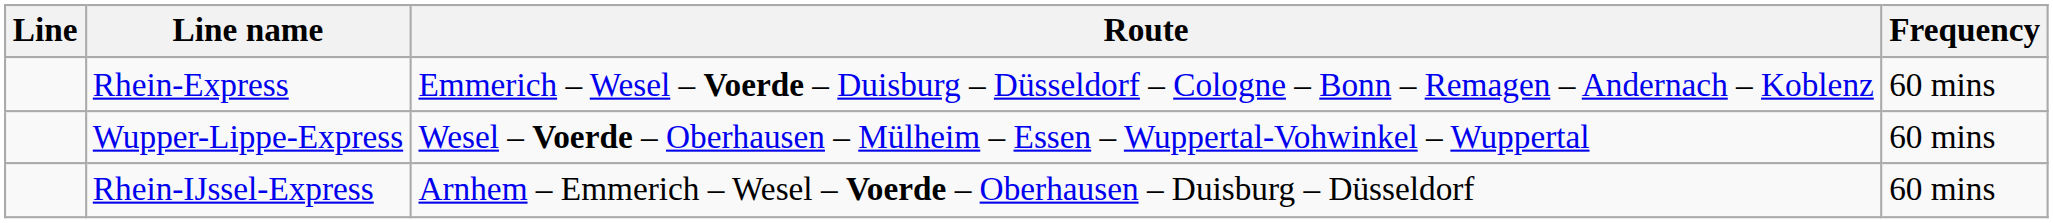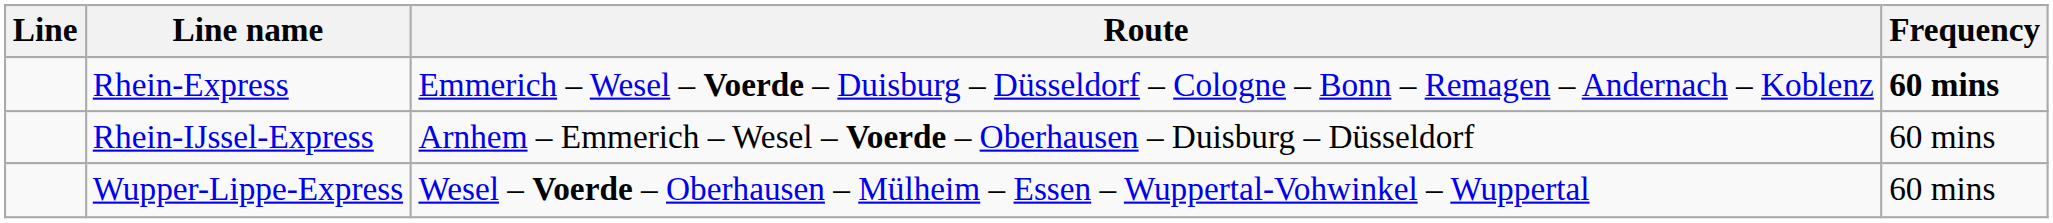(1942, 83) normal -> (1944, 83) bold
rows swapped: (233, 189) <-> (248, 136)
